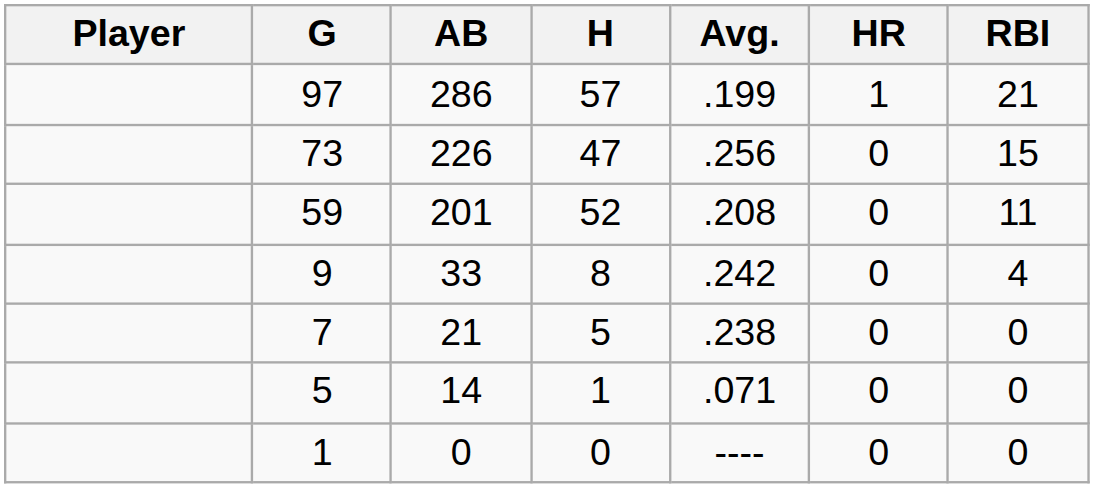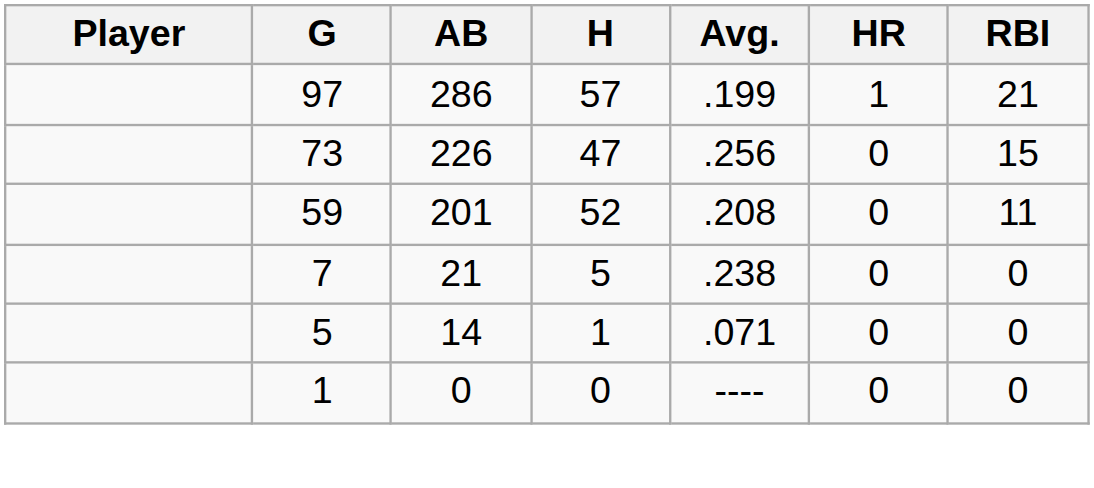- row: (322, 272)
